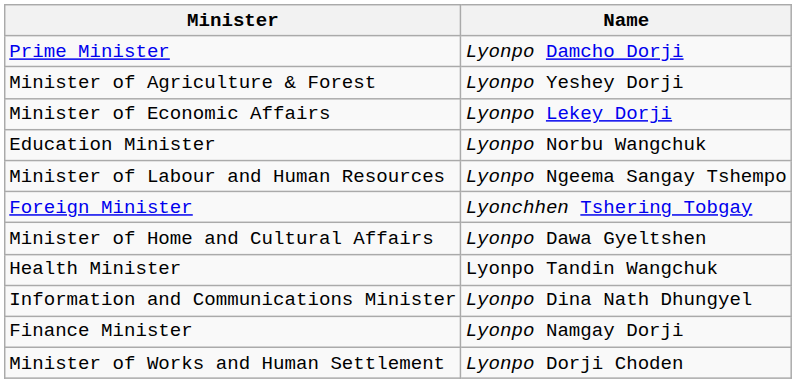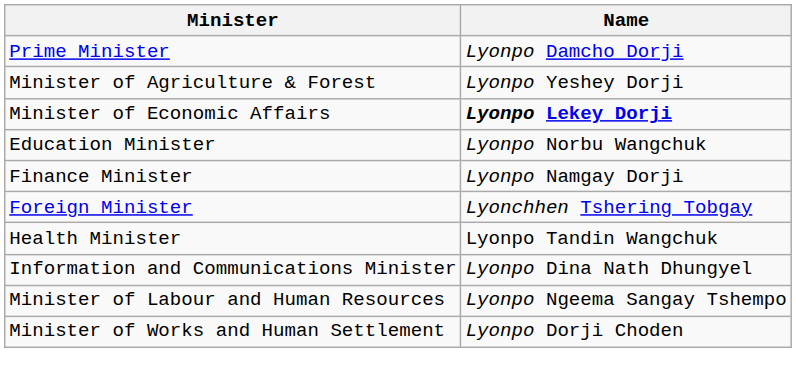(569, 114) normal -> (569, 114) bold
rows swapped: (101, 332) <-> (227, 176)
- row: (221, 238)
